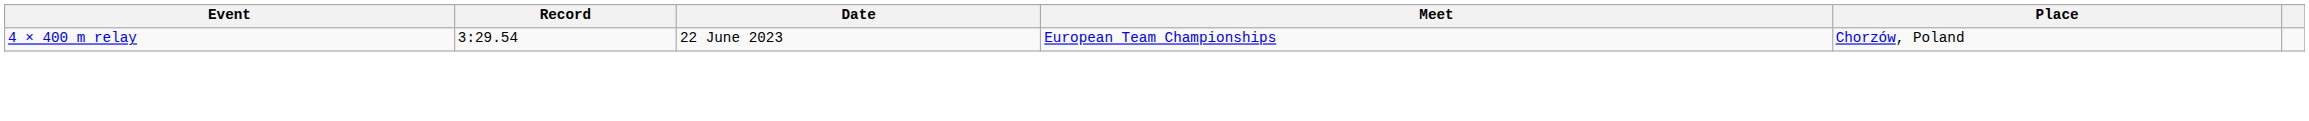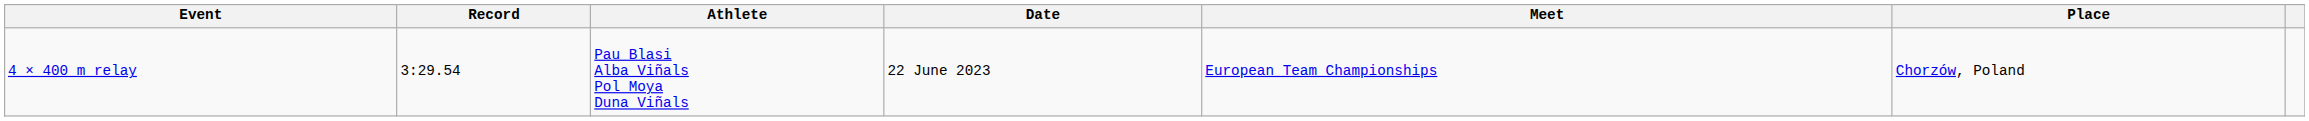+ column: (737, 16)
